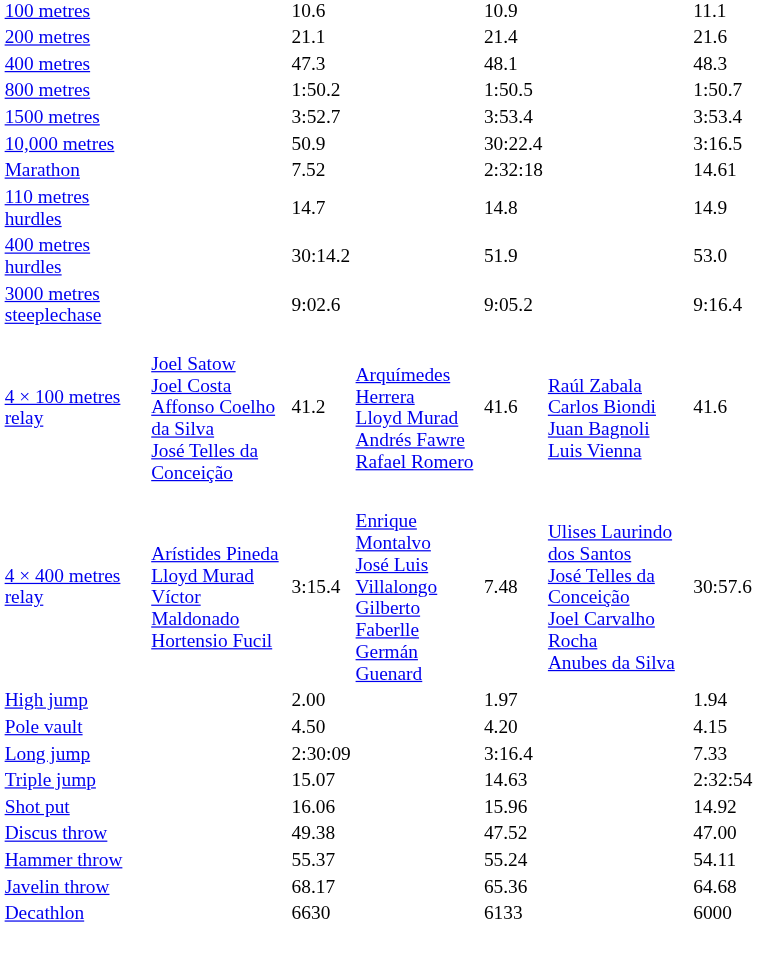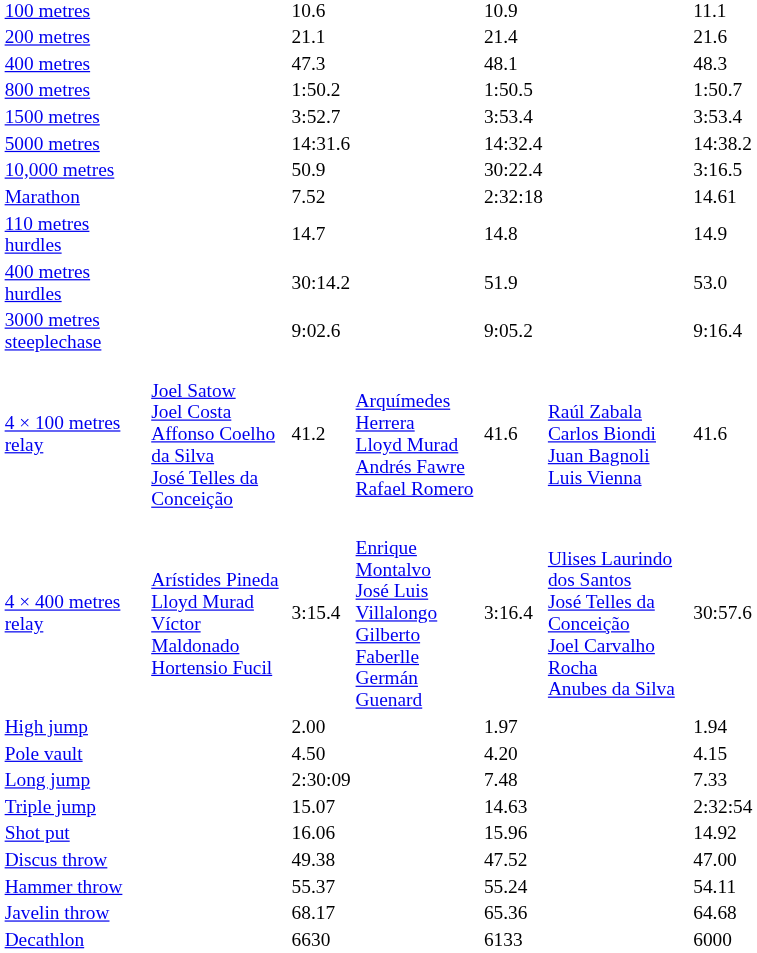+ row: (52, 143)
(501, 586) 7.48 -> (508, 612) 3:16.4
(508, 753) 3:16.4 -> (501, 779) 7.48
